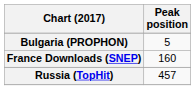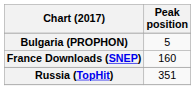(167, 76) 457 -> (167, 76) 351
